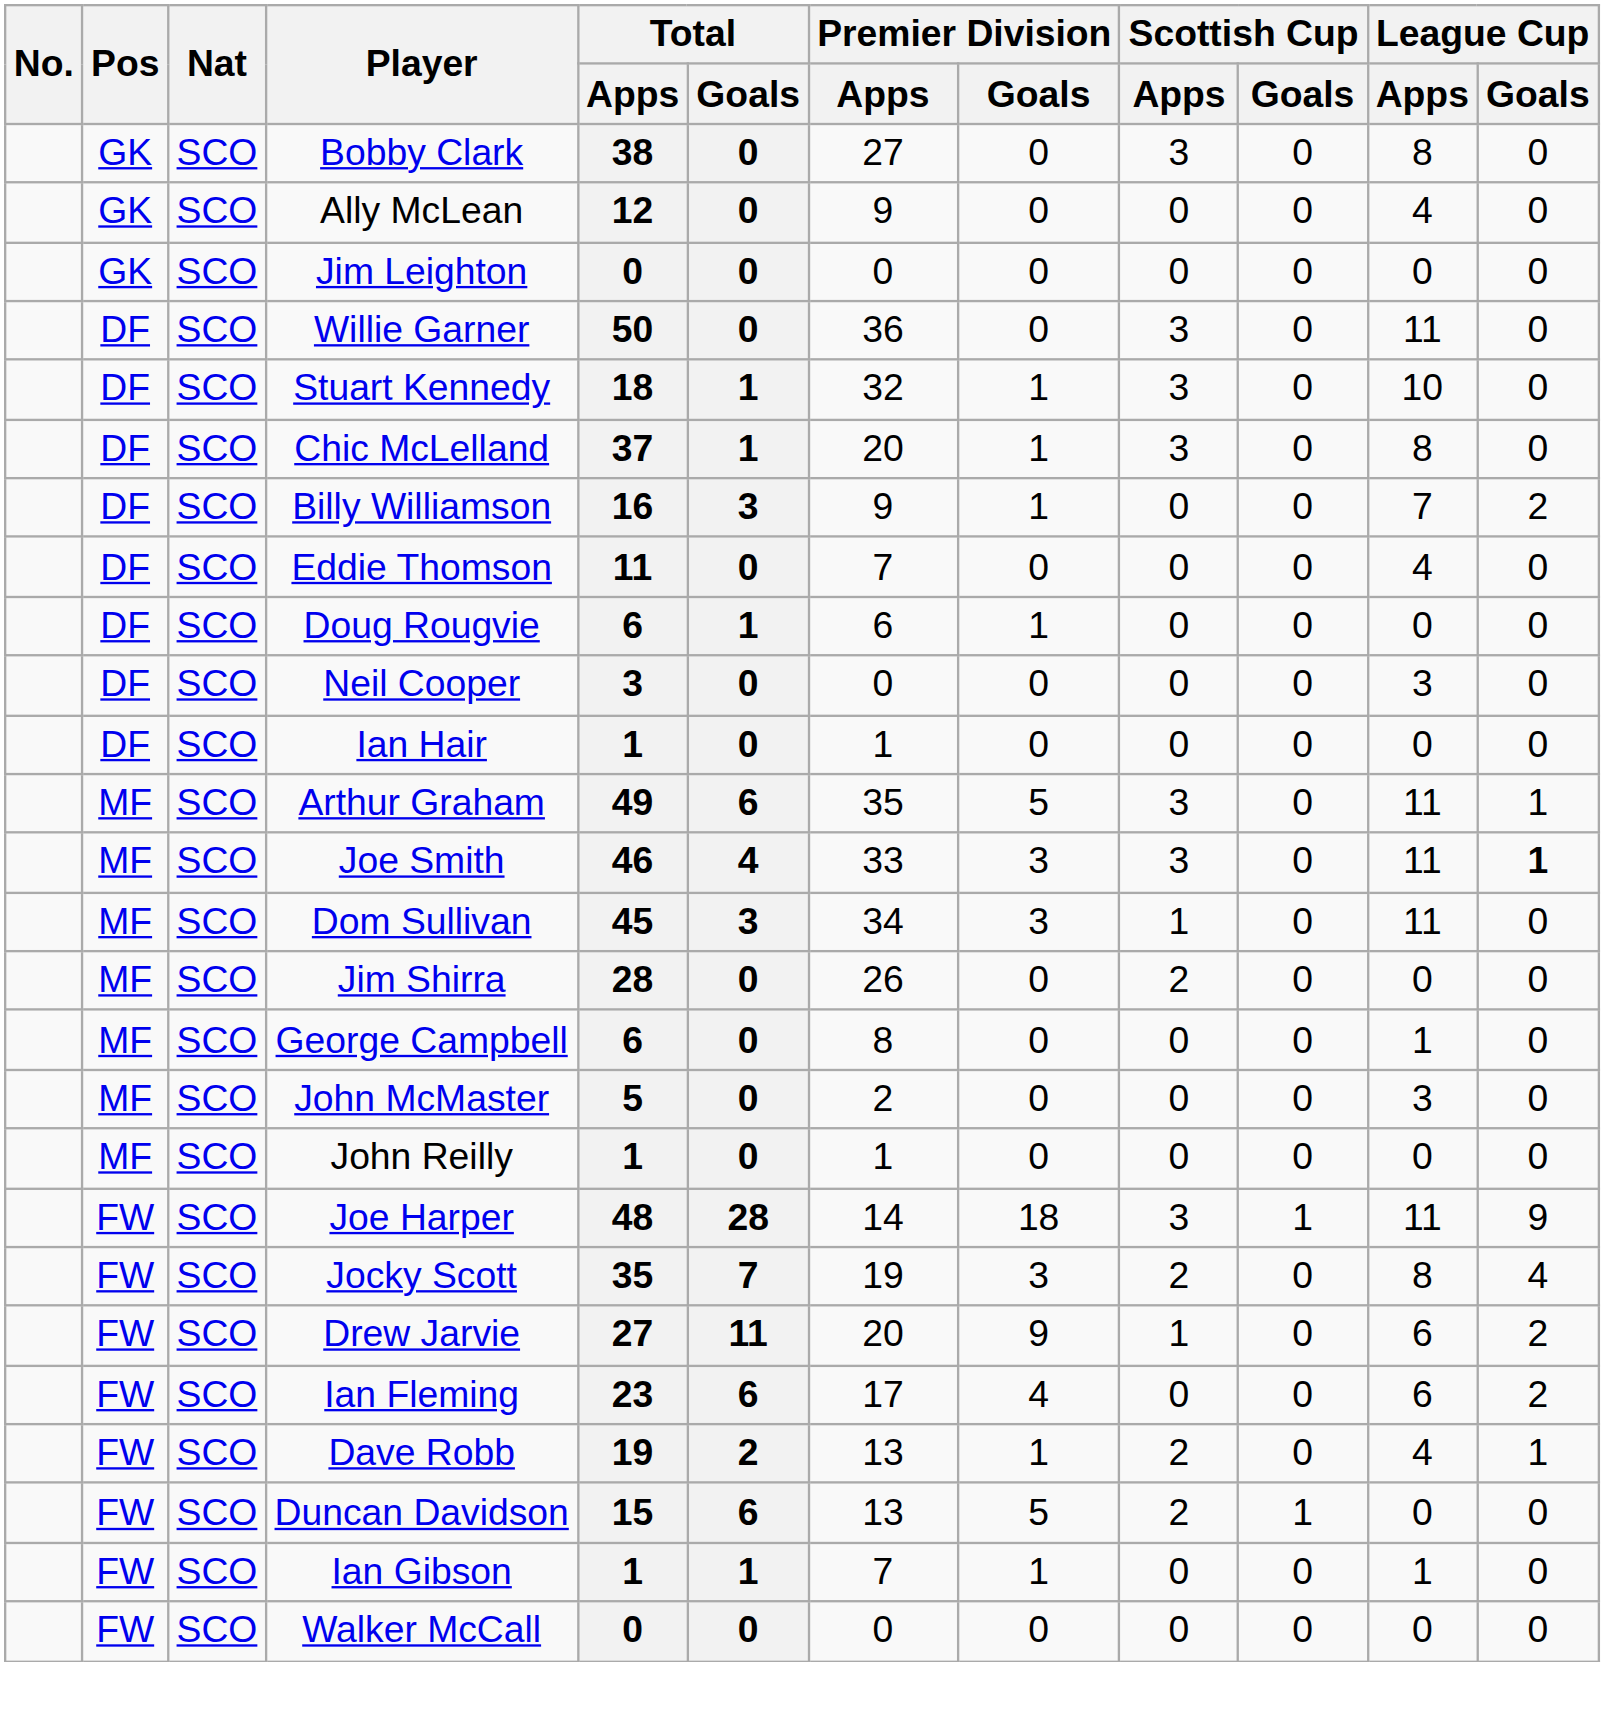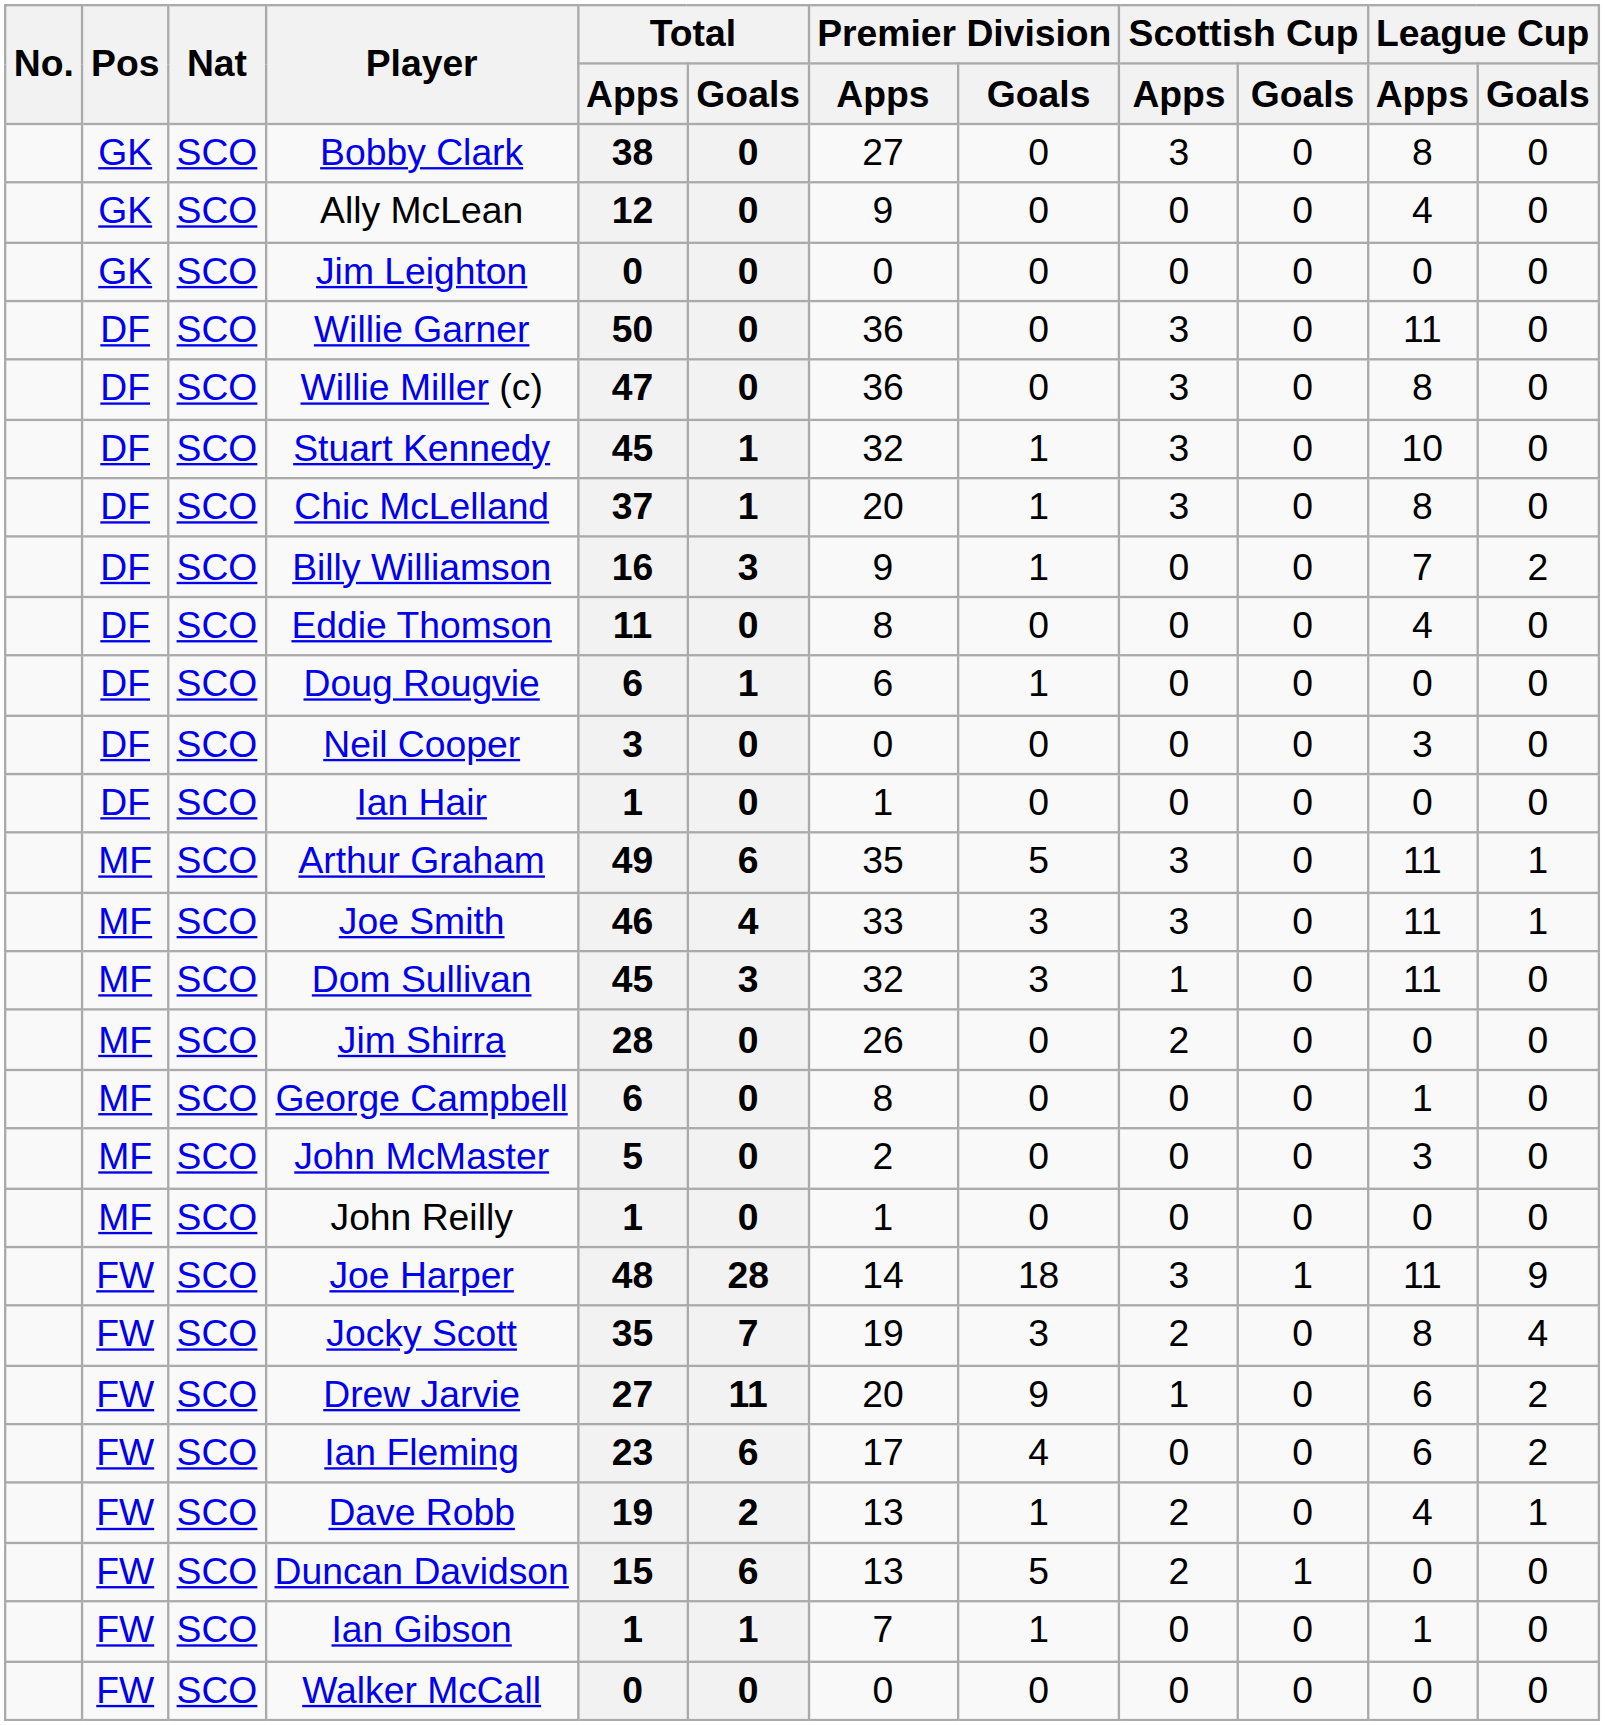+ row: (422, 388)
(633, 388) 18 -> (633, 447) 45
(883, 566) 7 -> (883, 625) 8
(1538, 861) bold -> (1538, 920) normal
(883, 920) 34 -> (883, 980) 32
